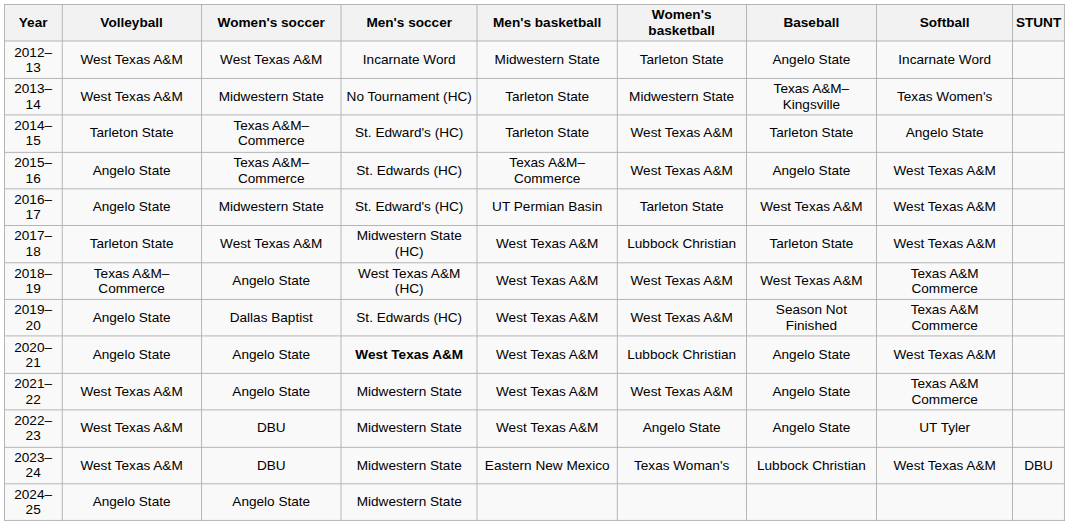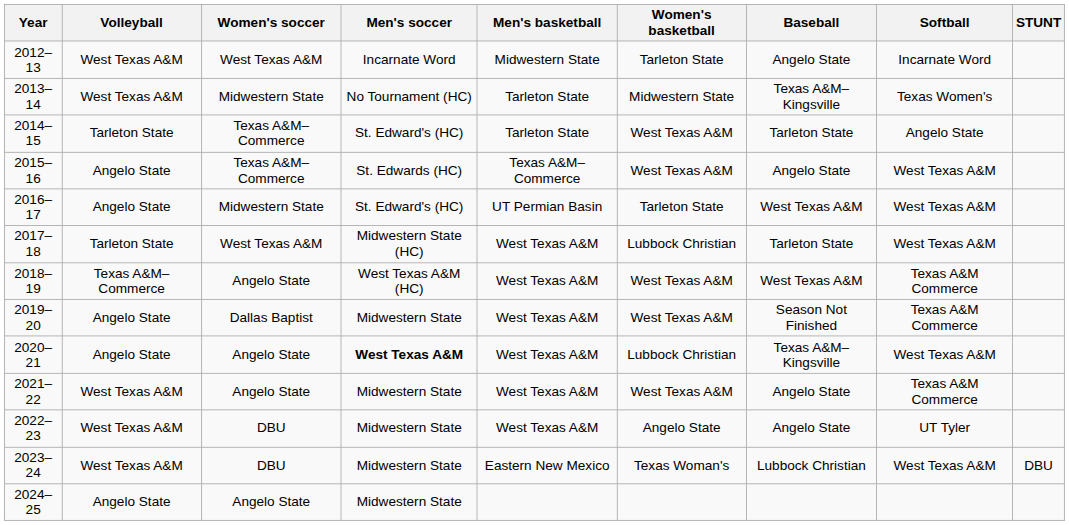(409, 317) St. Edwards (HC) -> (409, 317) Midwestern State
(811, 354) Angelo State -> (811, 354) Texas A&M–Kingsville
